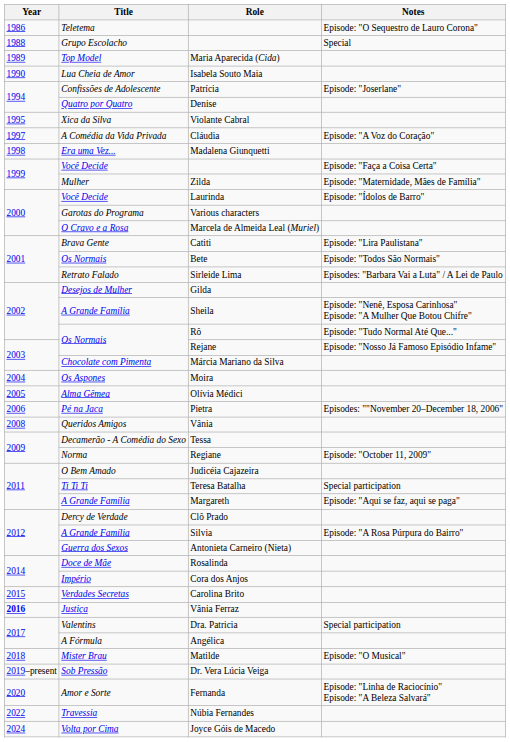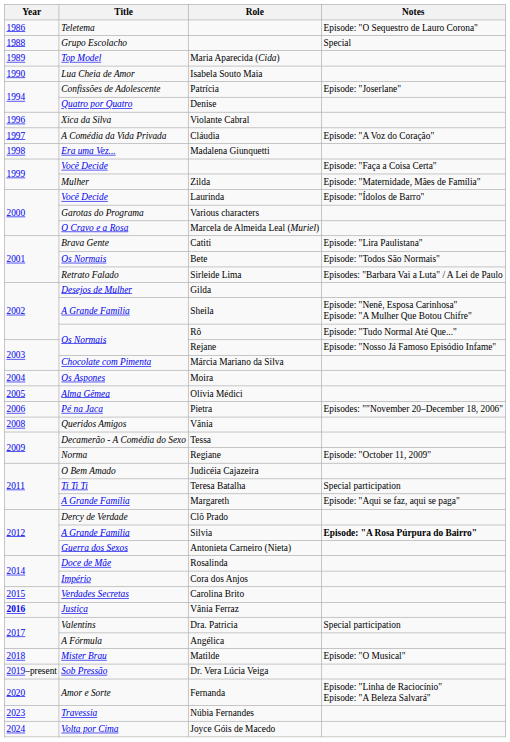(16, 120) 1995 -> (16, 120) 1996
(393, 533) normal -> (400, 533) bold
(16, 713) 2022 -> (16, 713) 2023
